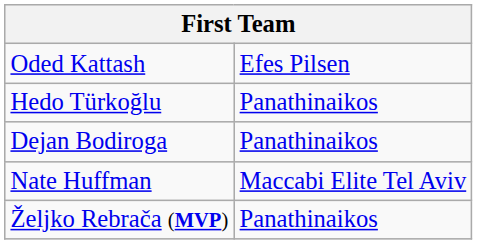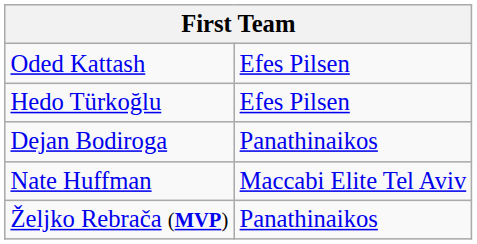(309, 102) Panathinaikos -> (295, 102) Efes Pilsen
